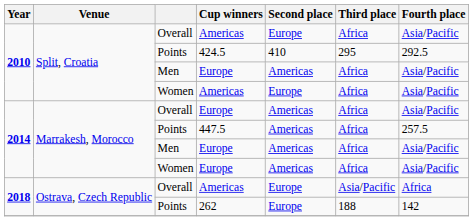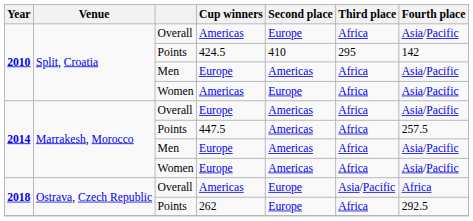(415, 52) 292.5 -> (410, 52) 142
(347, 206) 188 -> (353, 206) Africa
(410, 206) 142 -> (415, 206) 292.5
